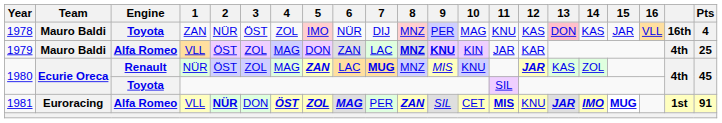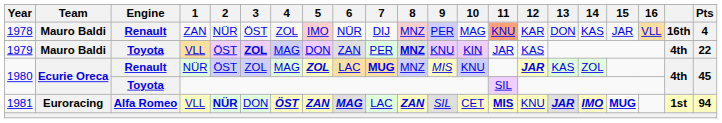(146, 31) Toyota -> (146, 31) Renault
(504, 31) no background -> (503, 31) lightsalmon background
(533, 31) KAS -> (533, 31) KAR
(564, 31) pink background -> (563, 31) no background
(146, 49) Alfa Romeo -> (146, 49) Toyota
(256, 49) normal -> (256, 49) bold
(381, 49) LAC -> (381, 49) PER
(443, 49) bold -> (442, 49) normal
(533, 49) KAR -> (533, 49) KAS
(705, 49) 25 -> (705, 49) 22
(318, 67) ZAN -> (318, 67) ZOL
(318, 103) ZOL -> (318, 103) ZAN
(381, 103) PER -> (381, 103) LAC
(705, 103) 91 -> (705, 103) 94
